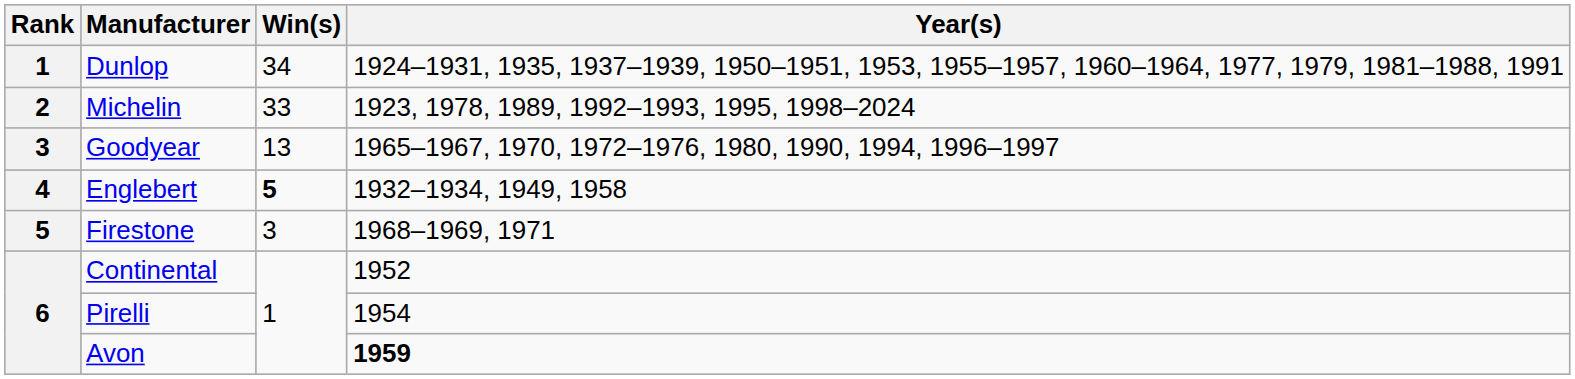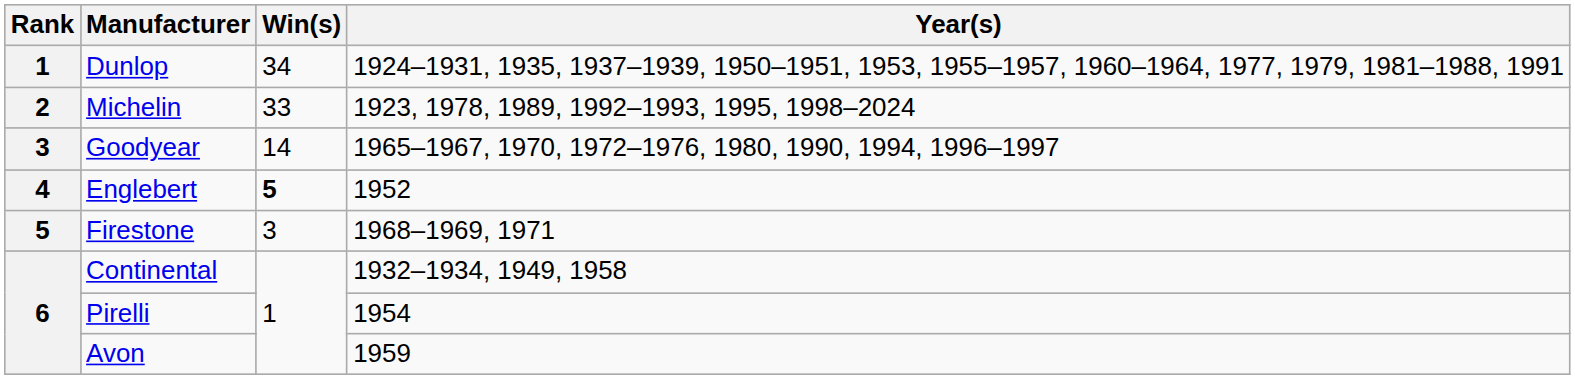(277, 148) 13 -> (277, 148) 14
(490, 189) 1932–1934, 1949, 1958 -> (382, 189) 1952
(382, 271) 1952 -> (490, 271) 1932–1934, 1949, 1958
(382, 353) bold -> (382, 353) normal
